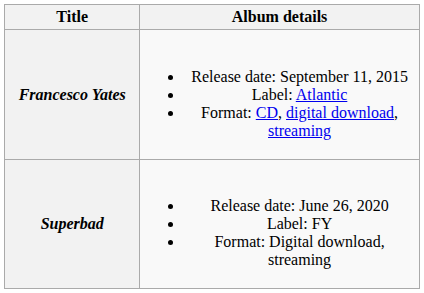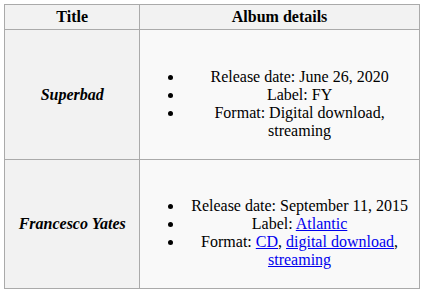rows swapped: (72, 94) <-> (72, 223)
